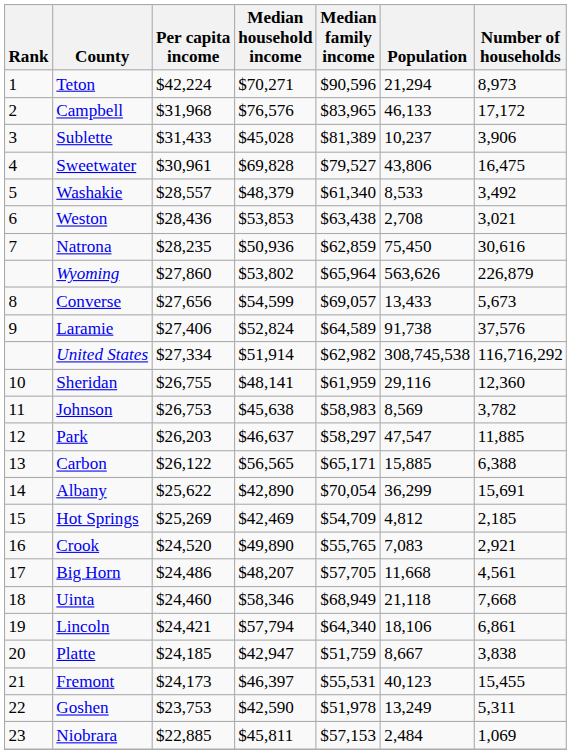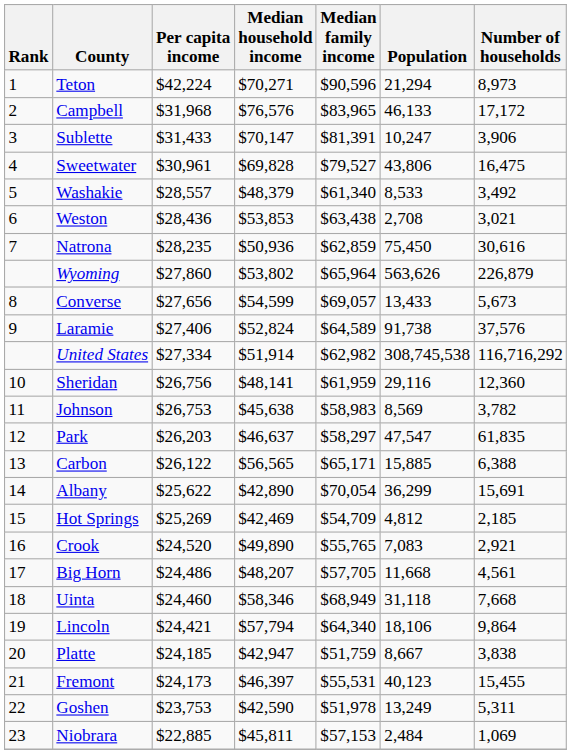(266, 138) $45,028 -> (266, 138) $70,147
(348, 138) $81,389 -> (348, 138) $81,391
(408, 138) 10,237 -> (408, 138) 10,247
(184, 382) $26,755 -> (184, 382) $26,756
(501, 436) 11,885 -> (501, 436) 61,835
(408, 599) 21,118 -> (408, 599) 31,118
(497, 626) 6,861 -> (497, 626) 9,864
